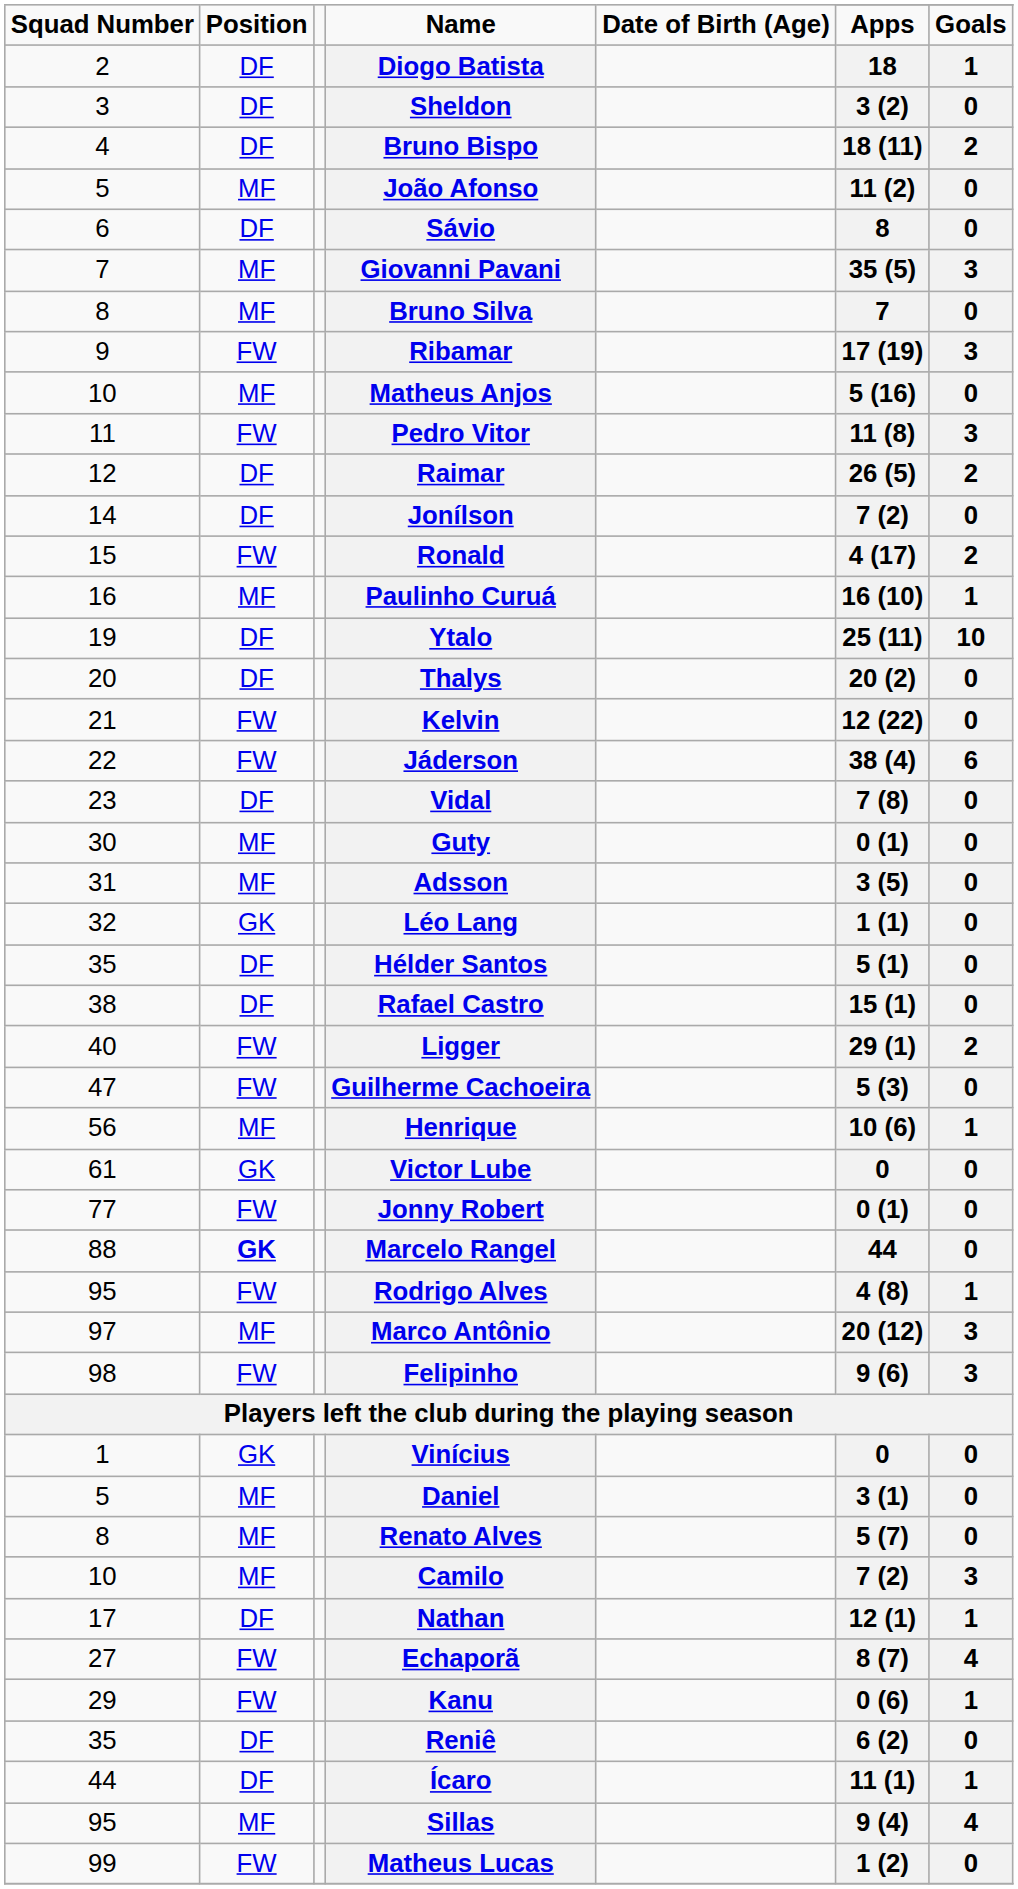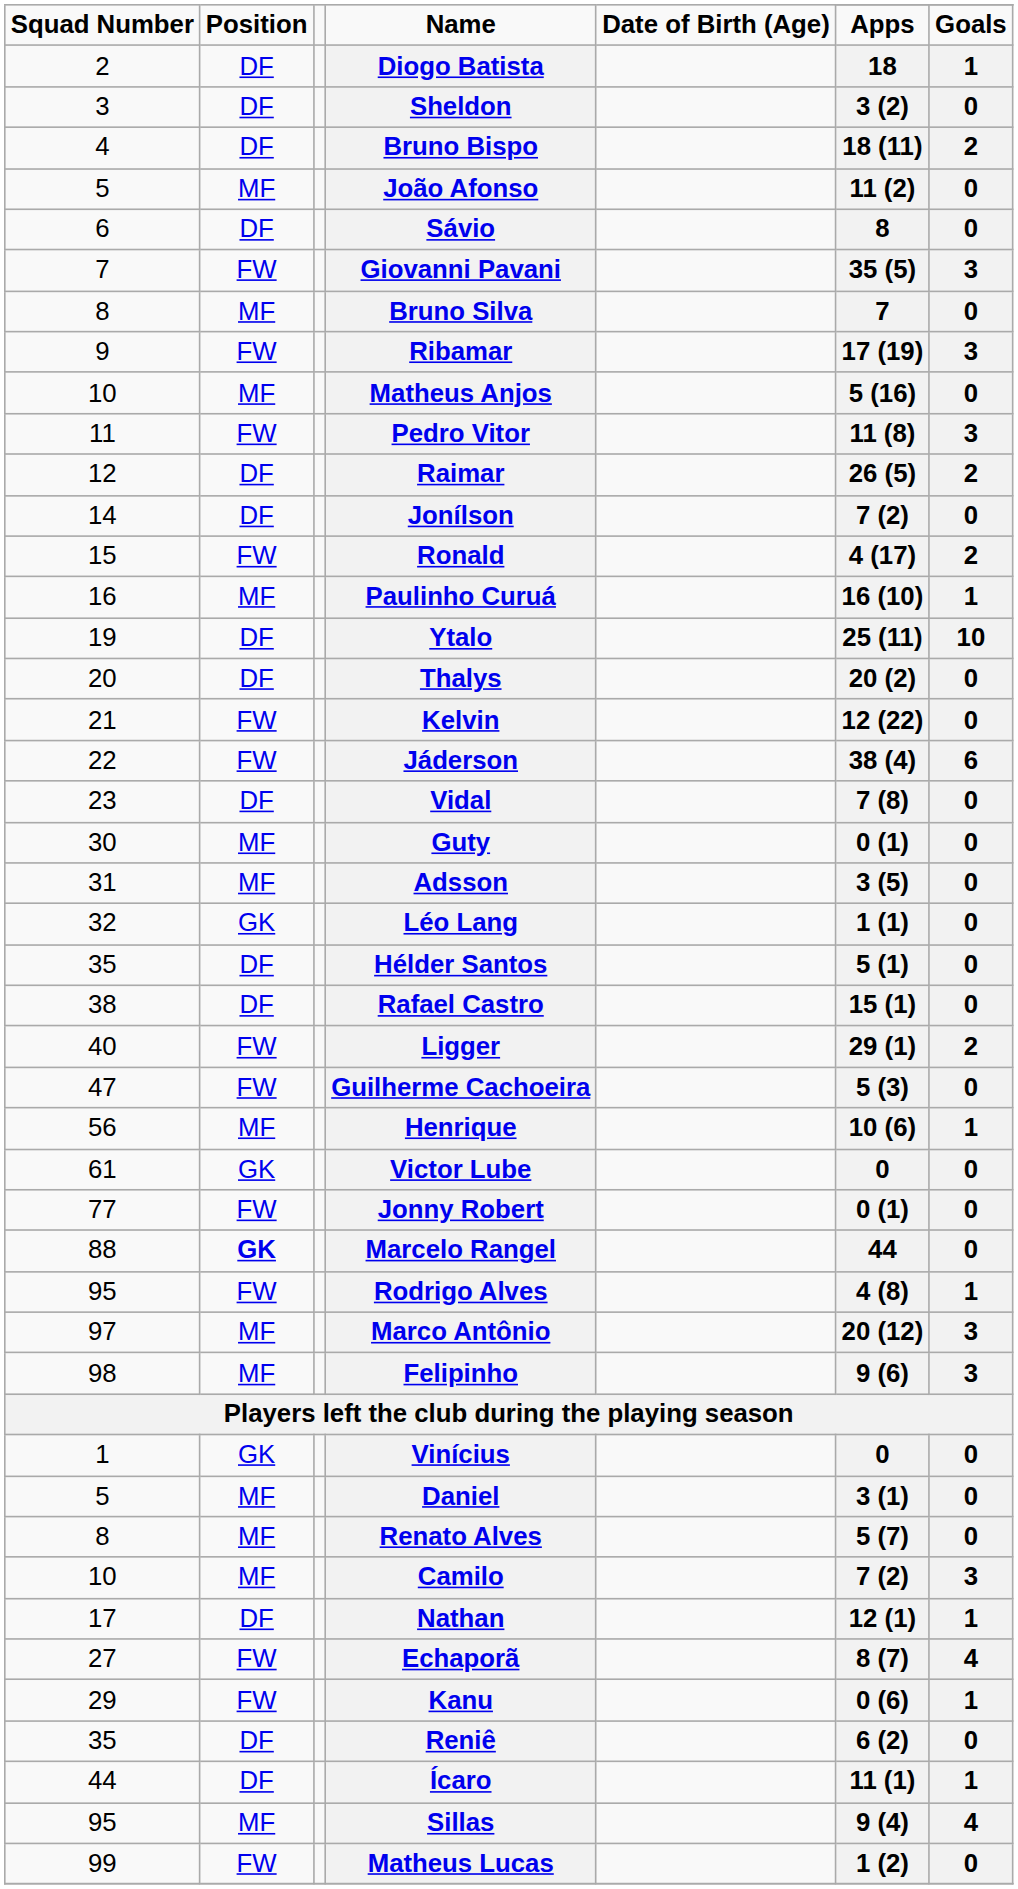(257, 270) MF -> (257, 270) FW
(257, 1373) FW -> (257, 1373) MF
